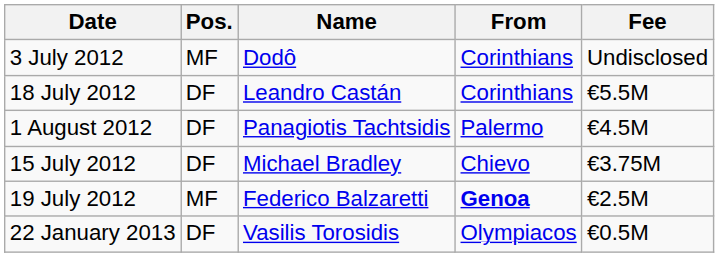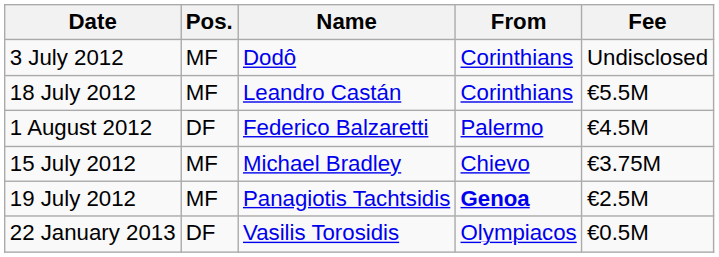(201, 92) DF -> (202, 92) MF
(347, 127) Panagiotis Tachtsidis -> (336, 127) Federico Balzaretti
(201, 163) DF -> (202, 163) MF
(336, 198) Federico Balzaretti -> (347, 198) Panagiotis Tachtsidis
